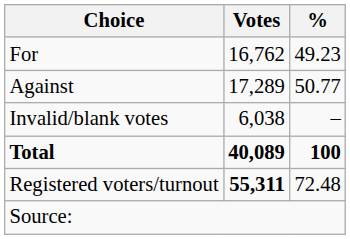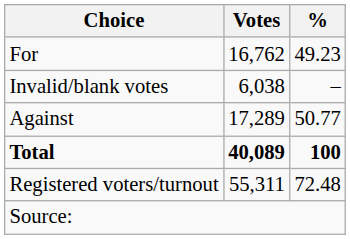rows swapped: (42, 86) <-> (89, 119)
(257, 184) bold -> (257, 184) normal
